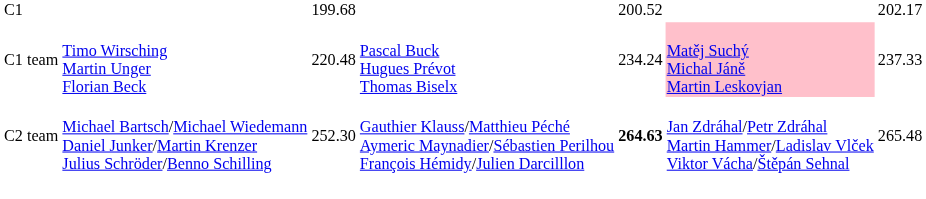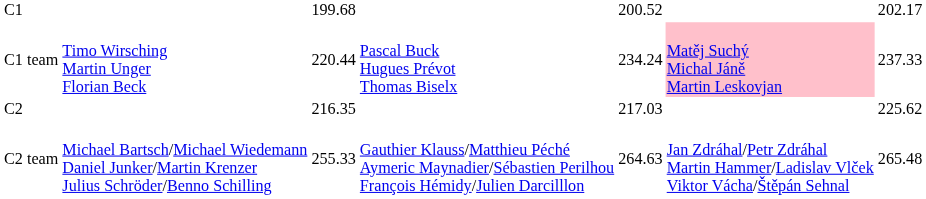(334, 59) 220.48 -> (334, 59) 220.44
+ row: (13, 109)
(334, 136) 252.30 -> (334, 158) 255.33
(640, 136) bold -> (640, 158) normal
